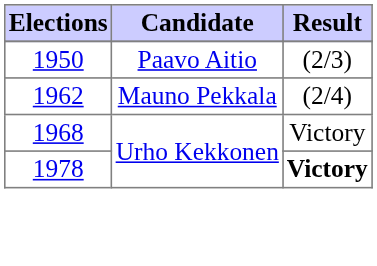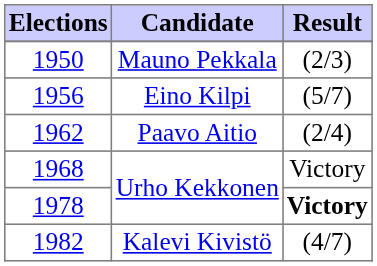(197, 59) Paavo Aitio -> (197, 59) Mauno Pekkala
+ row: (58, 95)
(197, 95) Mauno Pekkala -> (197, 132) Paavo Aitio
+ row: (58, 242)
